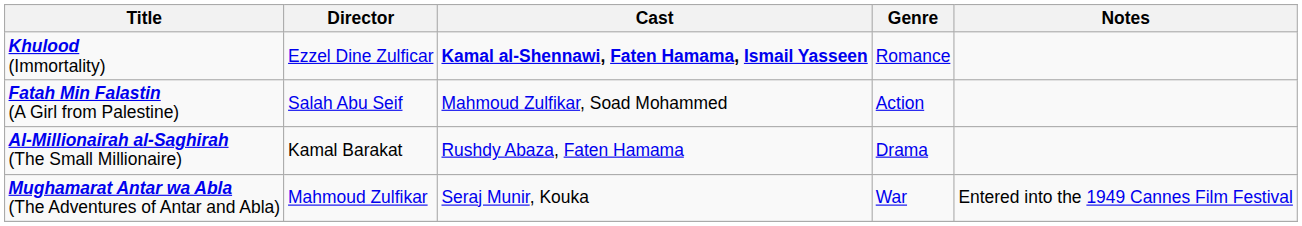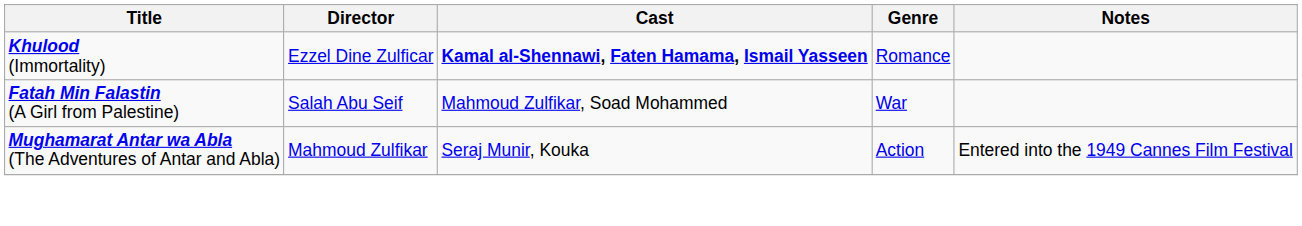(900, 103) Action -> (891, 103) War
- row: (119, 150)
(891, 197) War -> (900, 150) Action
